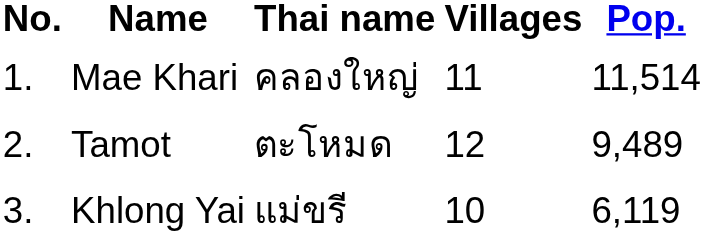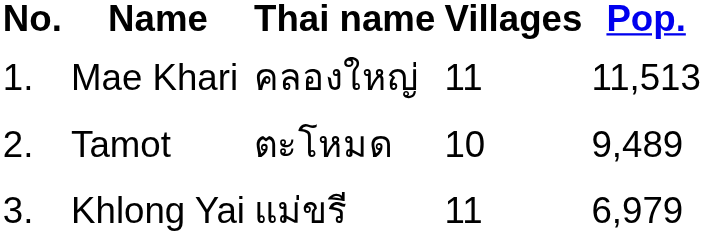(646, 77) 11,514 -> (646, 77) 11,513
(465, 143) 12 -> (465, 143) 10
(465, 210) 10 -> (463, 210) 11
(636, 210) 6,119 -> (637, 210) 6,979
